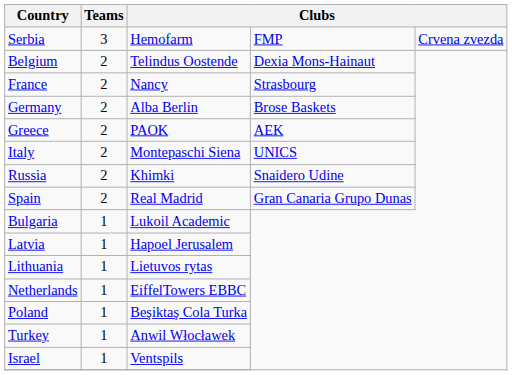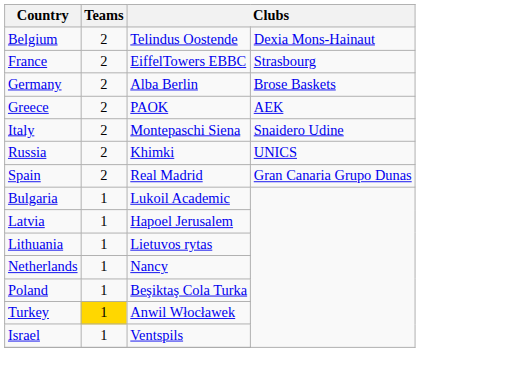- row: (26, 38)
(149, 84) Nancy -> (188, 61) EiffelTowers EBBC
(275, 152) UNICS -> (299, 130) Snaidero Udine
(299, 175) Snaidero Udine -> (275, 152) UNICS
(188, 289) EiffelTowers EBBC -> (149, 267) Nancy
(104, 335) no background -> (104, 312) gold background
